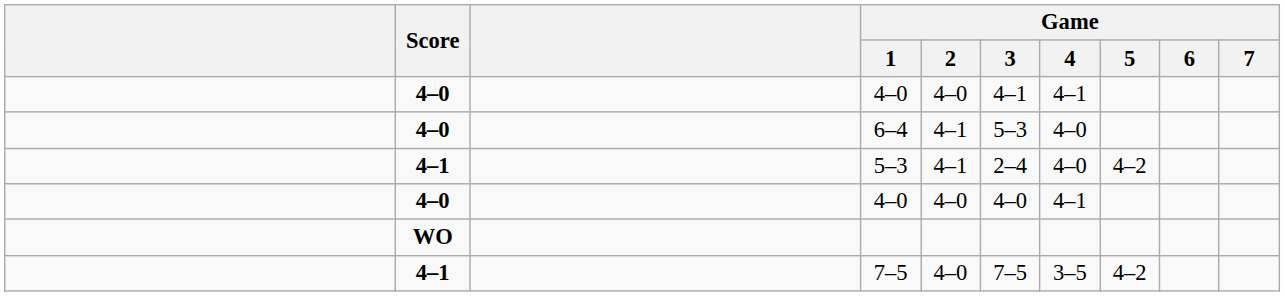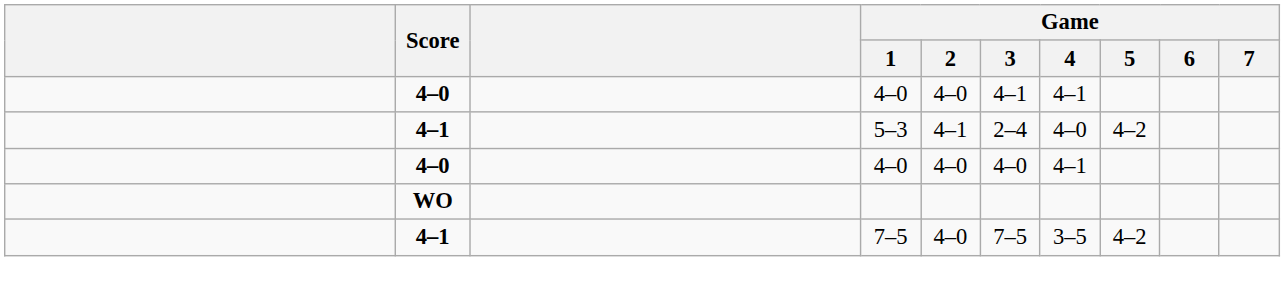- row: (433, 129)
